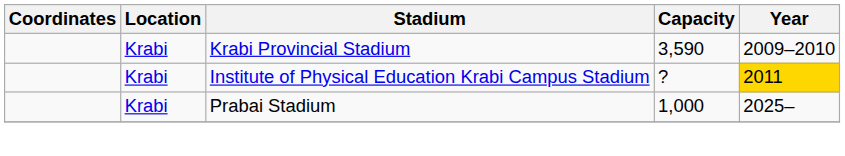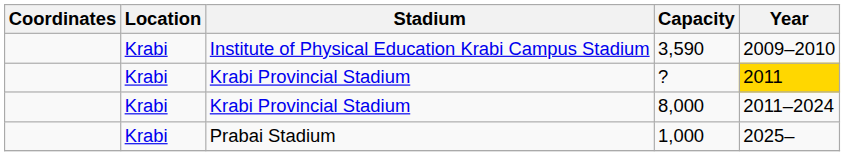(310, 48) Krabi Provincial Stadium -> (430, 48) Institute of Physical Education Krabi Campus Stadium
(430, 77) Institute of Physical Education Krabi Campus Stadium -> (310, 77) Krabi Provincial Stadium
+ row: (681, 106)
